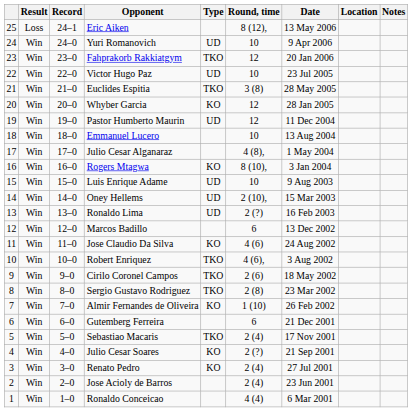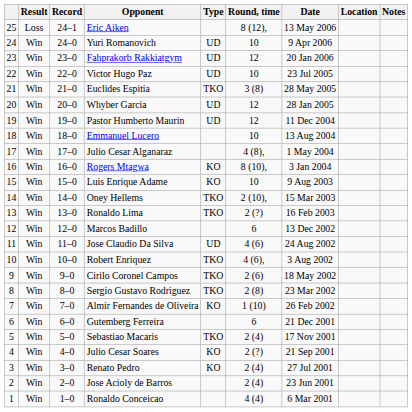(213, 58) TKO -> (213, 58) UD
(213, 105) KO -> (213, 105) UD
(213, 182) UD -> (213, 182) KO
(213, 197) UD -> (213, 197) TKO
(213, 213) UD -> (213, 213) TKO
(213, 244) KO -> (213, 244) UD
